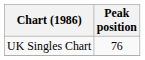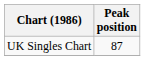(117, 45) 76 -> (117, 45) 87
